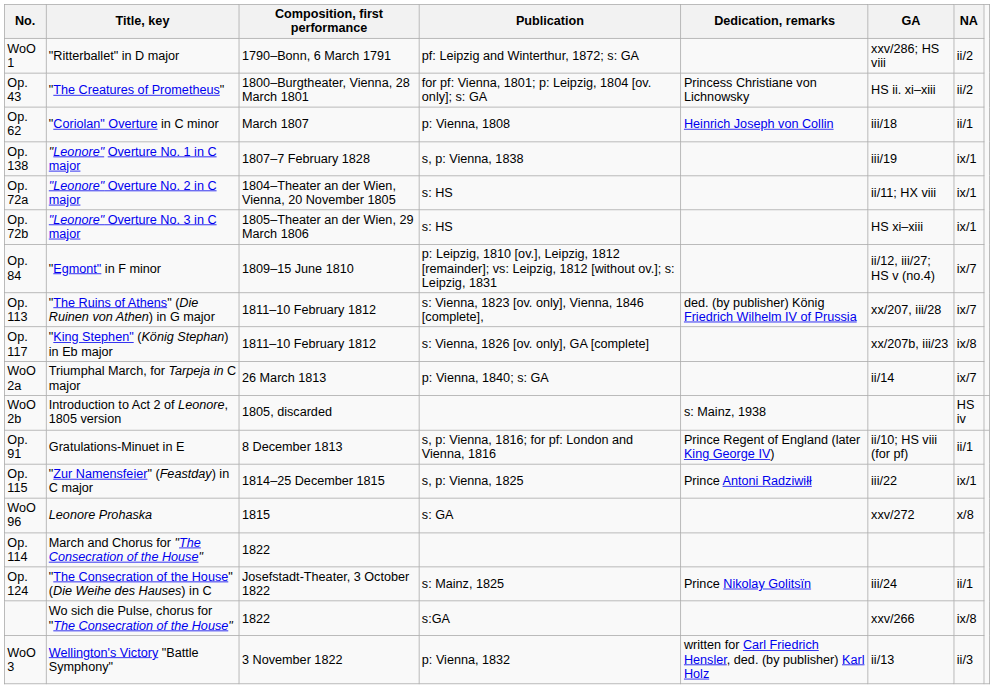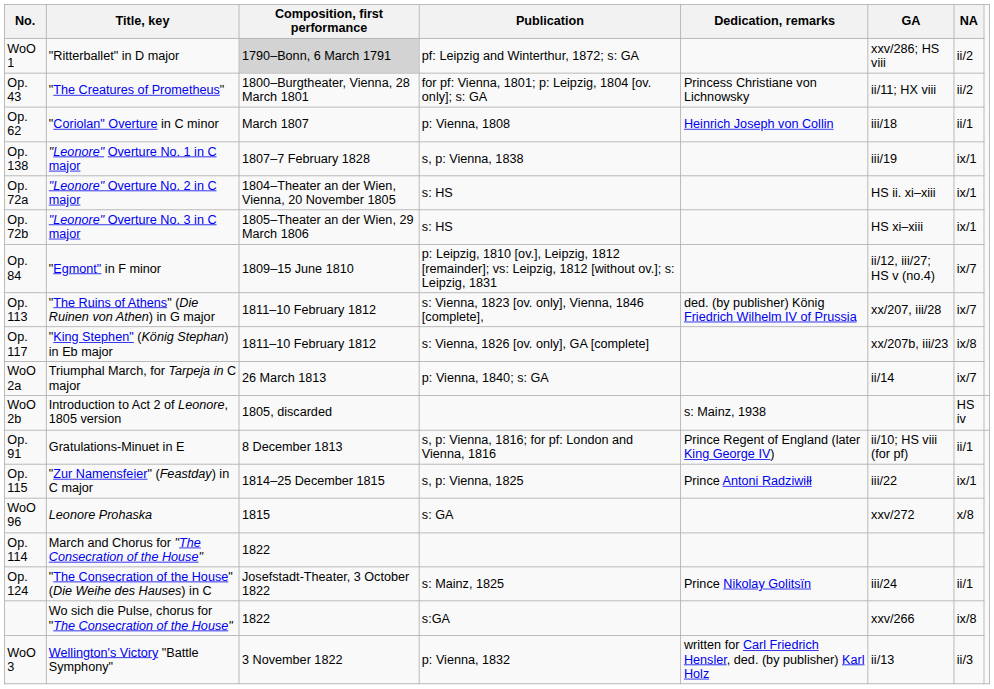(317, 55) no background -> (317, 55) lightgrey background
(903, 90) HS ii. xi–xiii -> (904, 90) ii/11; HX viii
(904, 192) ii/11; HX viii -> (903, 192) HS ii. xi–xiii
